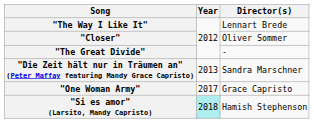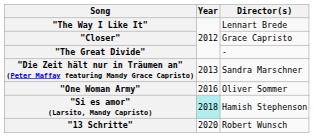(255, 38) Oliver Sommer -> (257, 38) Grace Capristo
(208, 88) 2017 -> (208, 88) 2016
(257, 88) Grace Capristo -> (255, 88) Oliver Sommer
+ row: (100, 125)
